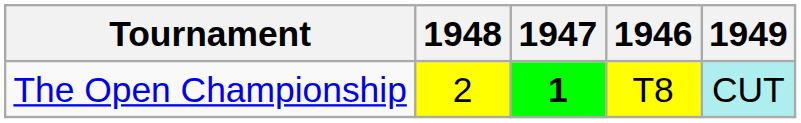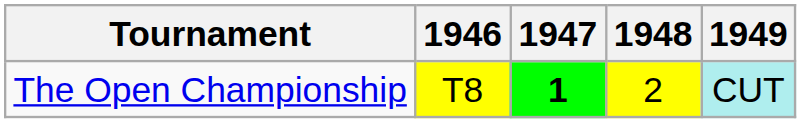columns swapped: (653, 33) <-> (463, 33)
